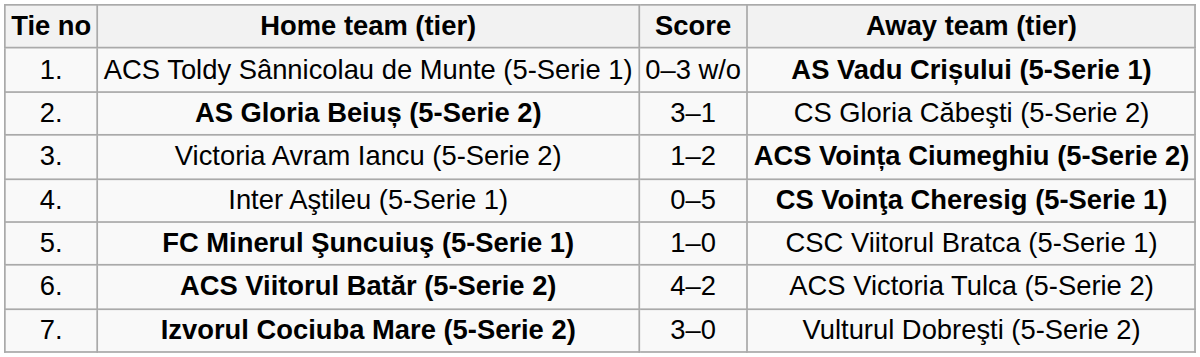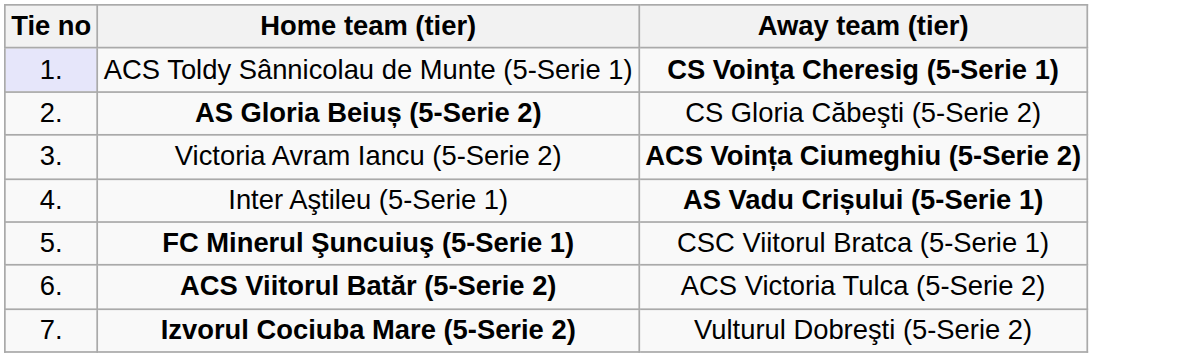- column: (693, 26)
(51, 69) no background -> (51, 69) lavender background
(972, 69) AS Vadu Crișului (5-Serie 1) -> (863, 69) CS Voinţa Cheresig (5-Serie 1)
(972, 199) CS Voinţa Cheresig (5-Serie 1) -> (863, 199) AS Vadu Crișului (5-Serie 1)
